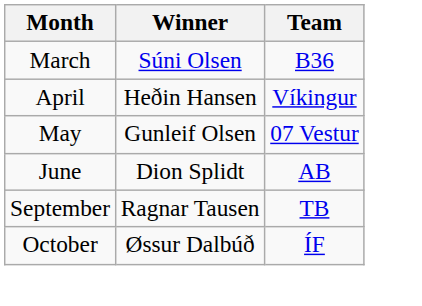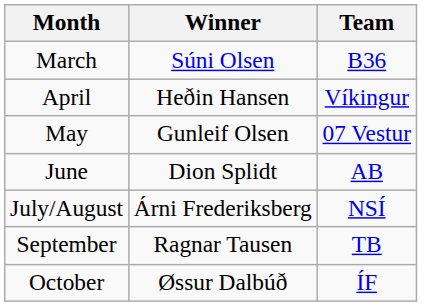+ row: (67, 208)
